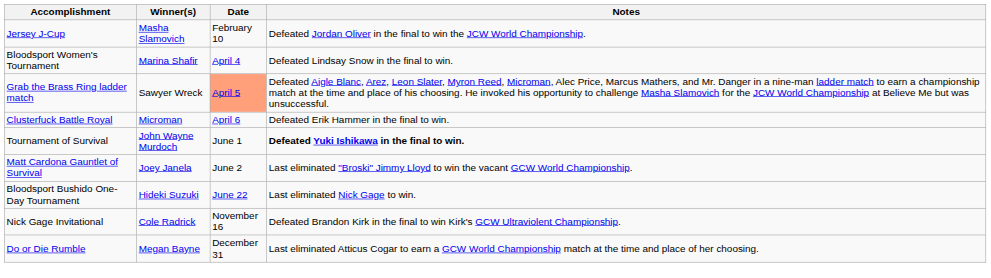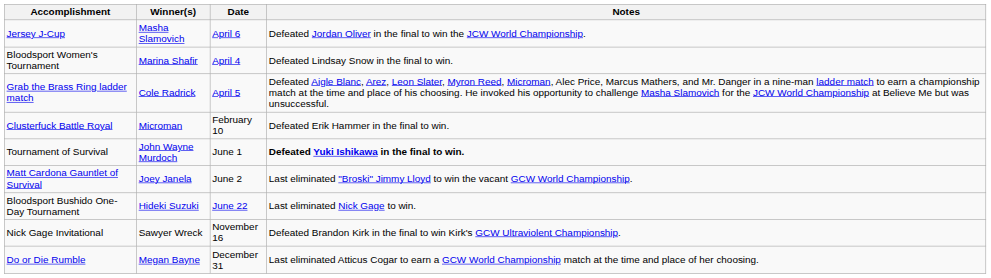(232, 33) February 10 -> (226, 33) April 6
(171, 93) Sawyer Wreck -> (167, 93) Cole Radrick
(226, 93) lightsalmon background -> (226, 93) no background
(226, 119) April 6 -> (232, 125) February 10
(167, 221) Cole Radrick -> (171, 233) Sawyer Wreck
